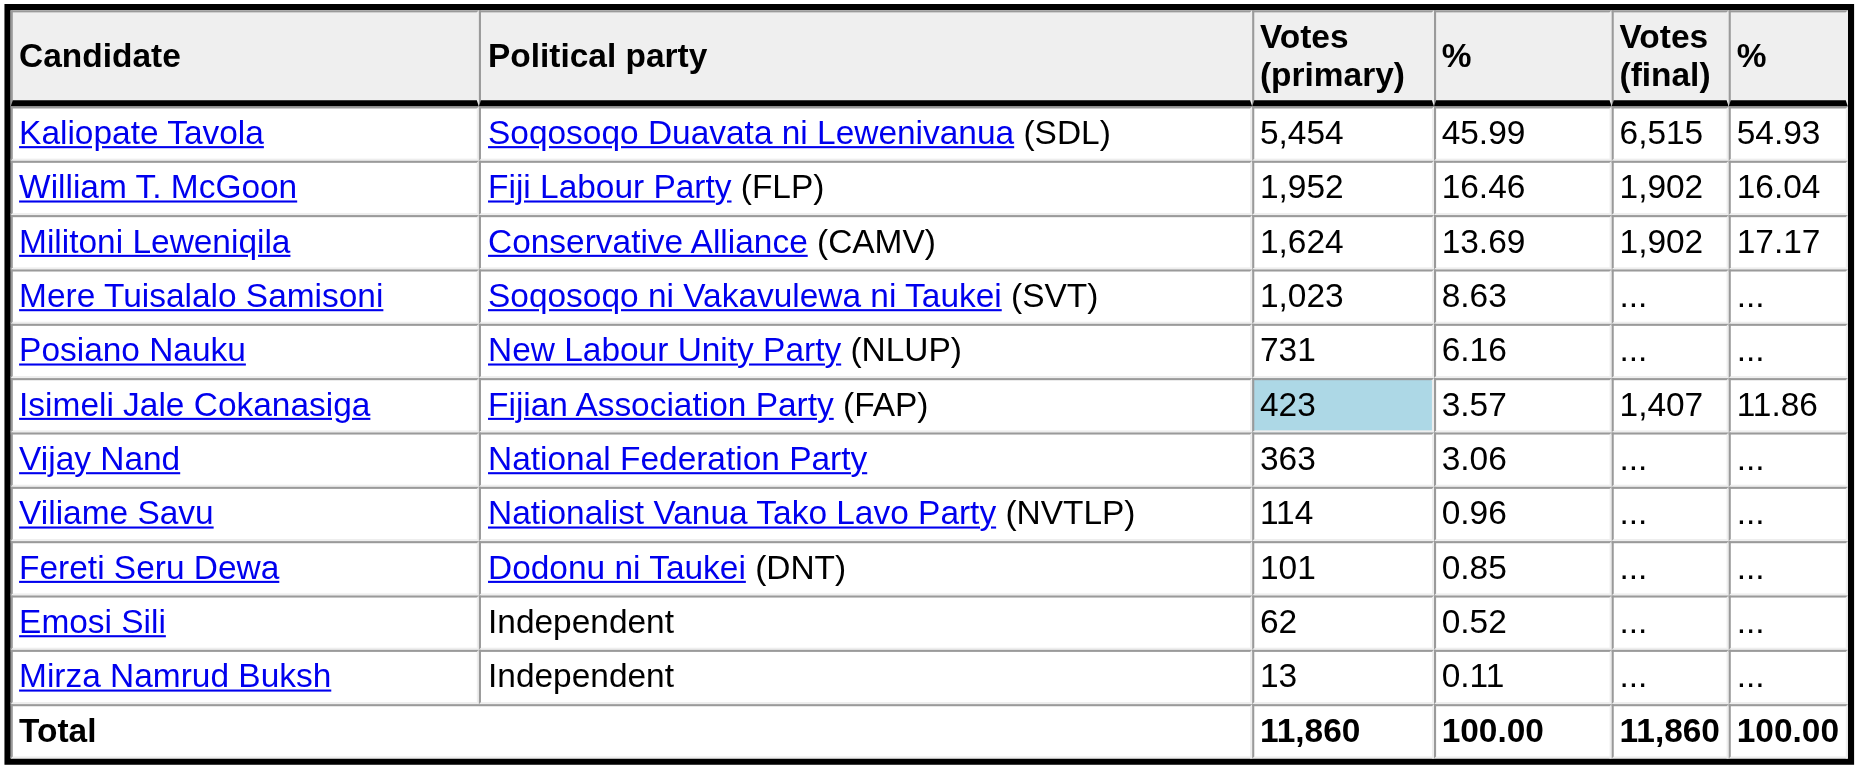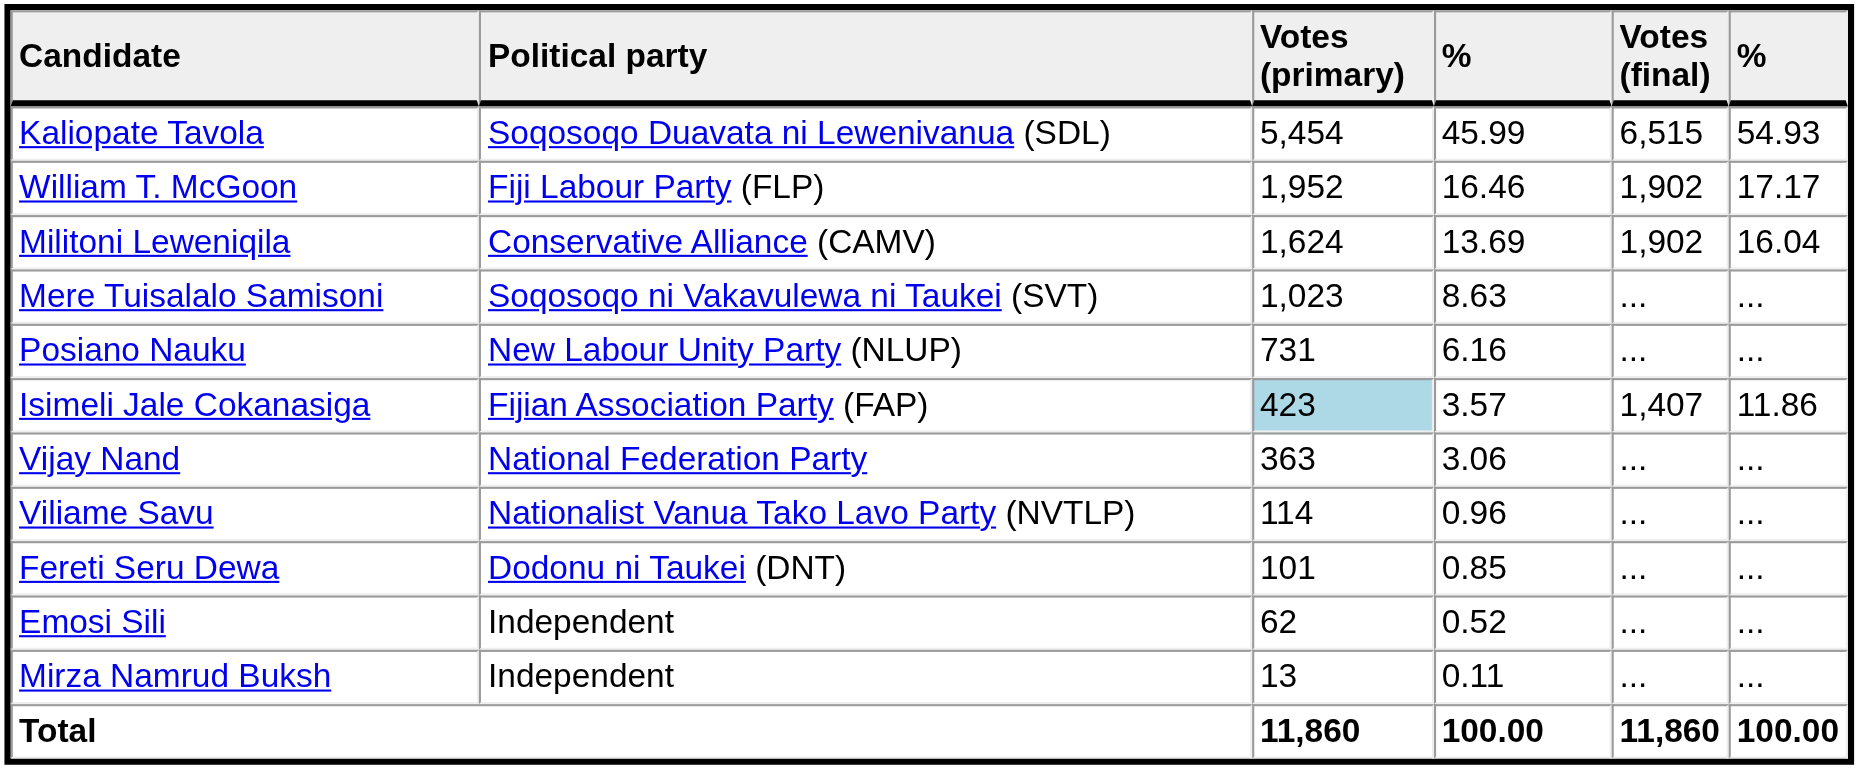(1779, 187) 16.04 -> (1779, 187) 17.17
(1779, 241) 17.17 -> (1779, 241) 16.04
